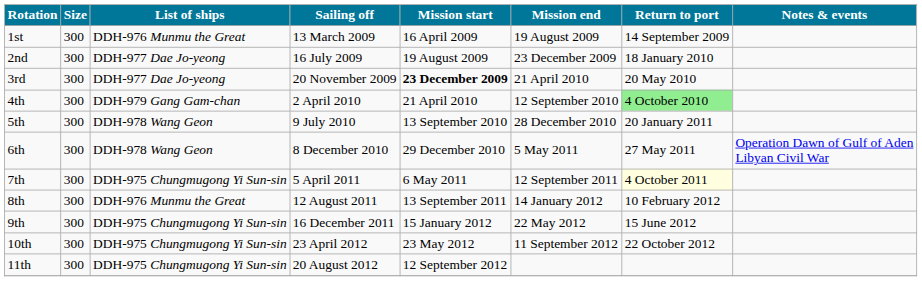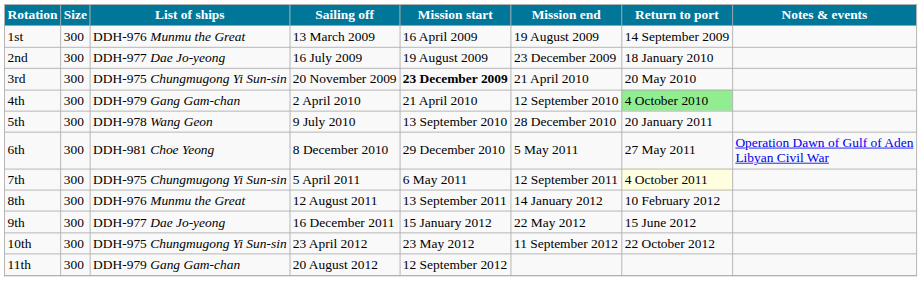(159, 79) DDH-977 Dae Jo-yeong -> (190, 79) DDH-975 Chungmugong Yi Sun-sin
(153, 150) DDH-978 Wang Geon -> (154, 150) DDH-981 Choe Yeong
(190, 222) DDH-975 Chungmugong Yi Sun-sin -> (159, 222) DDH-977 Dae Jo-yeong
(190, 264) DDH-975 Chungmugong Yi Sun-sin -> (167, 264) DDH-979 Gang Gam-chan
